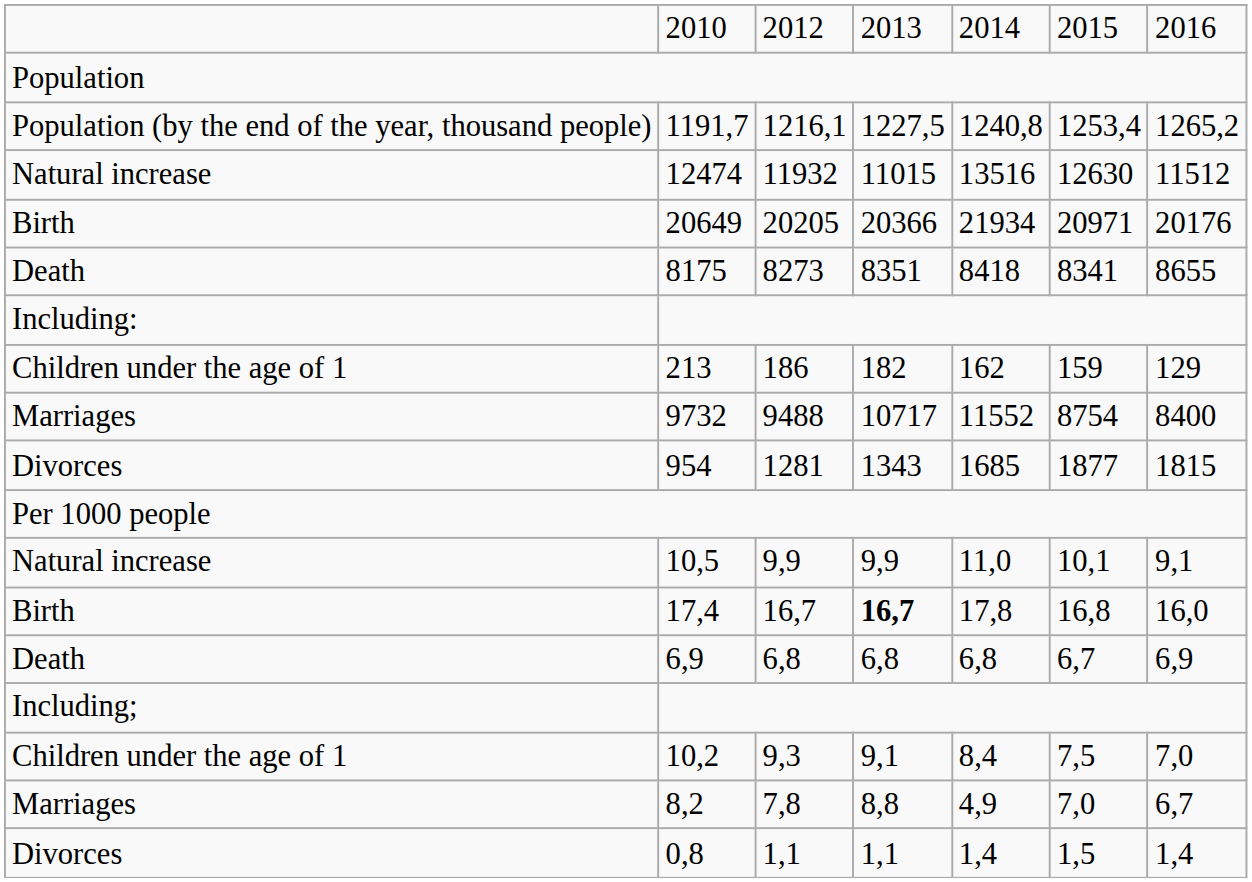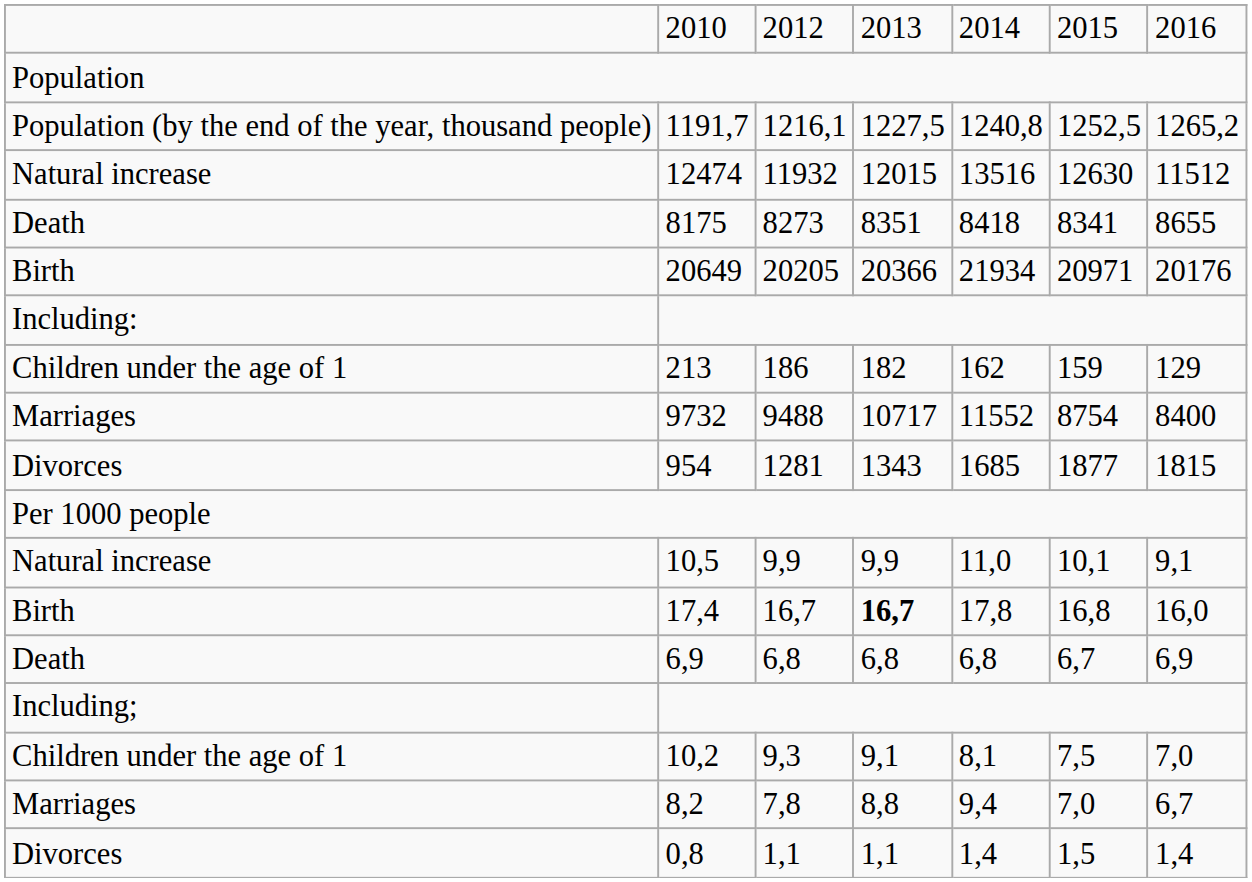(1099, 125) 1253,4 -> (1099, 125) 1252,5
(898, 174) 11015 -> (899, 174) 12015
rows swapped: (43, 222) <-> (48, 271)
(978, 755) 8,4 -> (978, 755) 8,1
(978, 804) 4,9 -> (978, 804) 9,4
